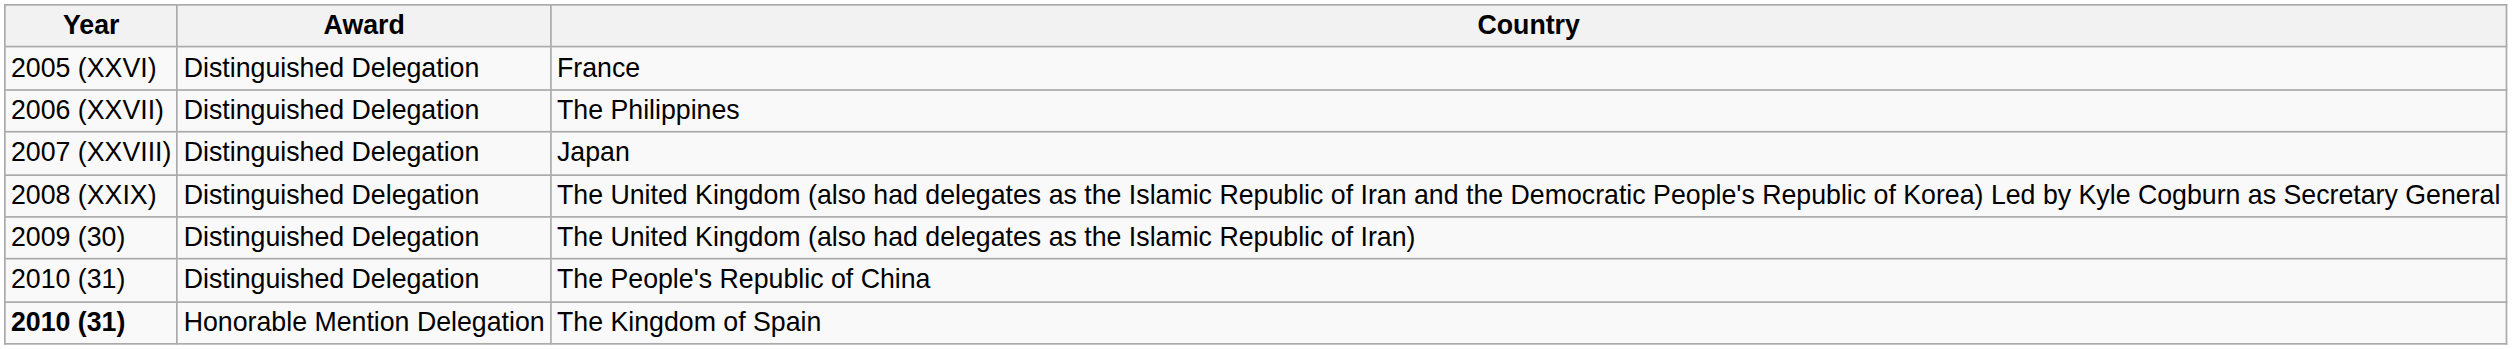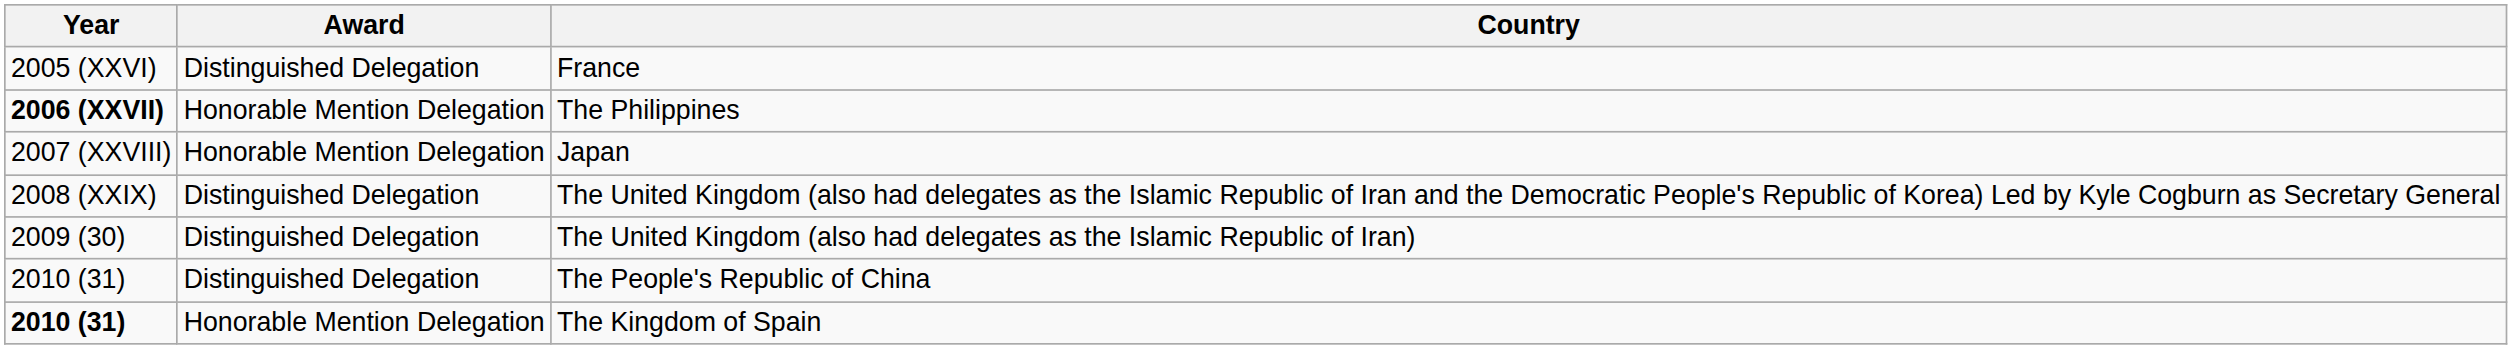(87, 110) normal -> (87, 110) bold
(332, 110) Distinguished Delegation -> (364, 110) Honorable Mention Delegation
(332, 152) Distinguished Delegation -> (364, 152) Honorable Mention Delegation
